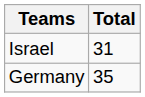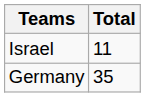(103, 48) 31 -> (103, 48) 11
